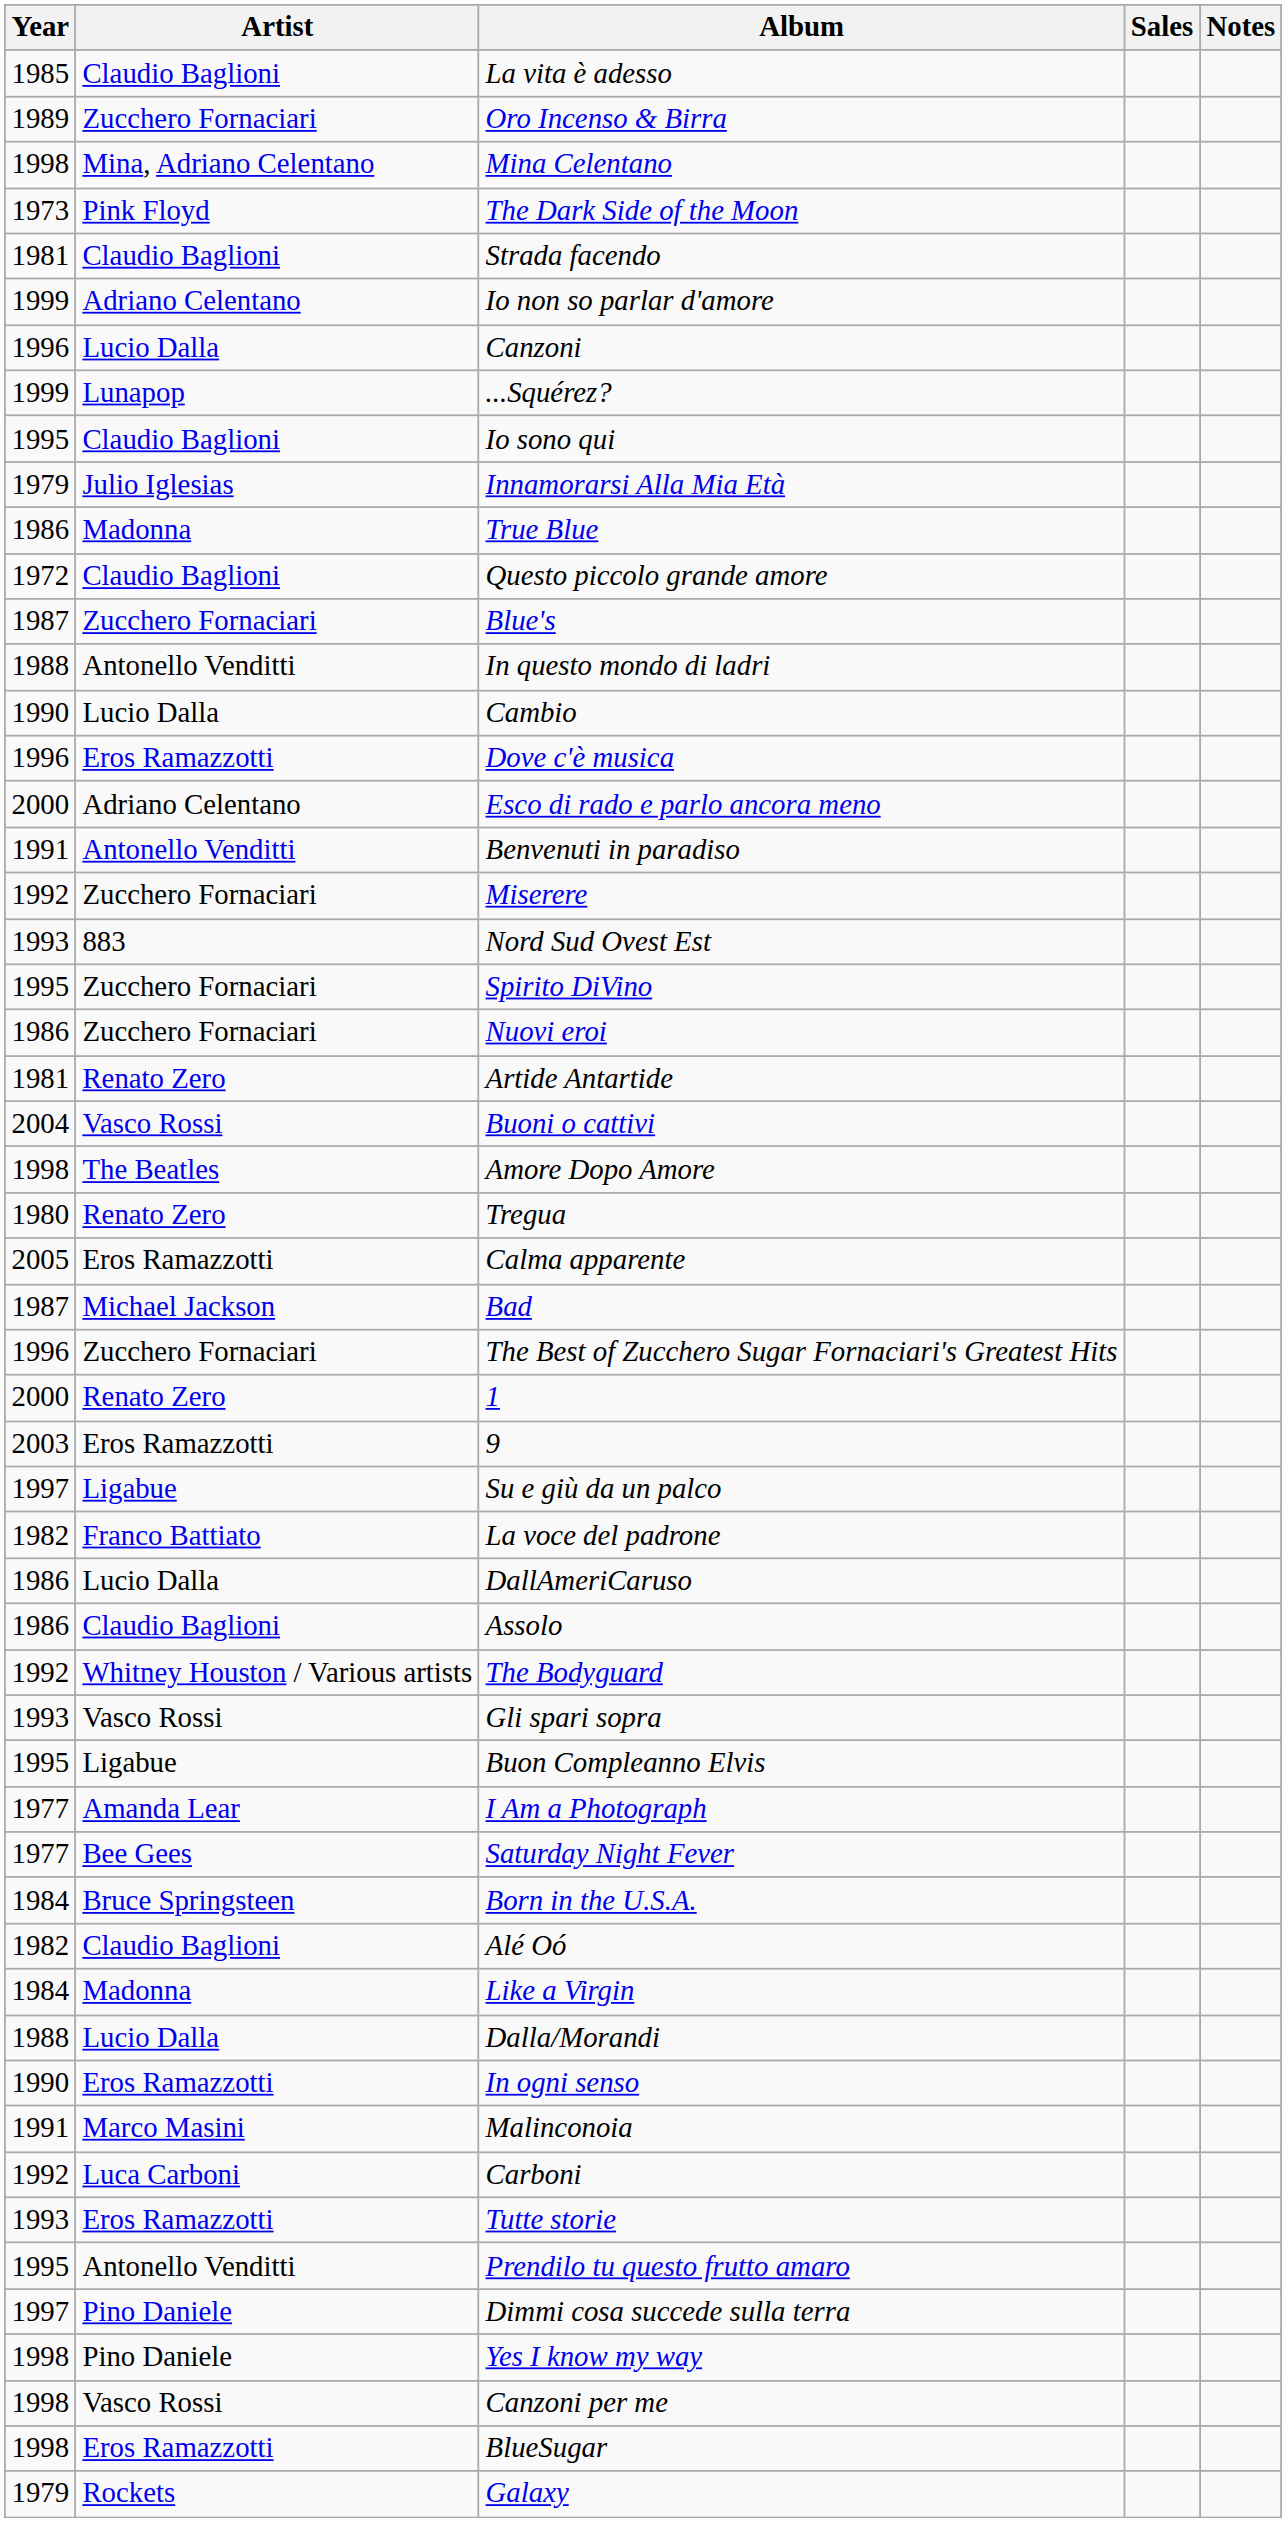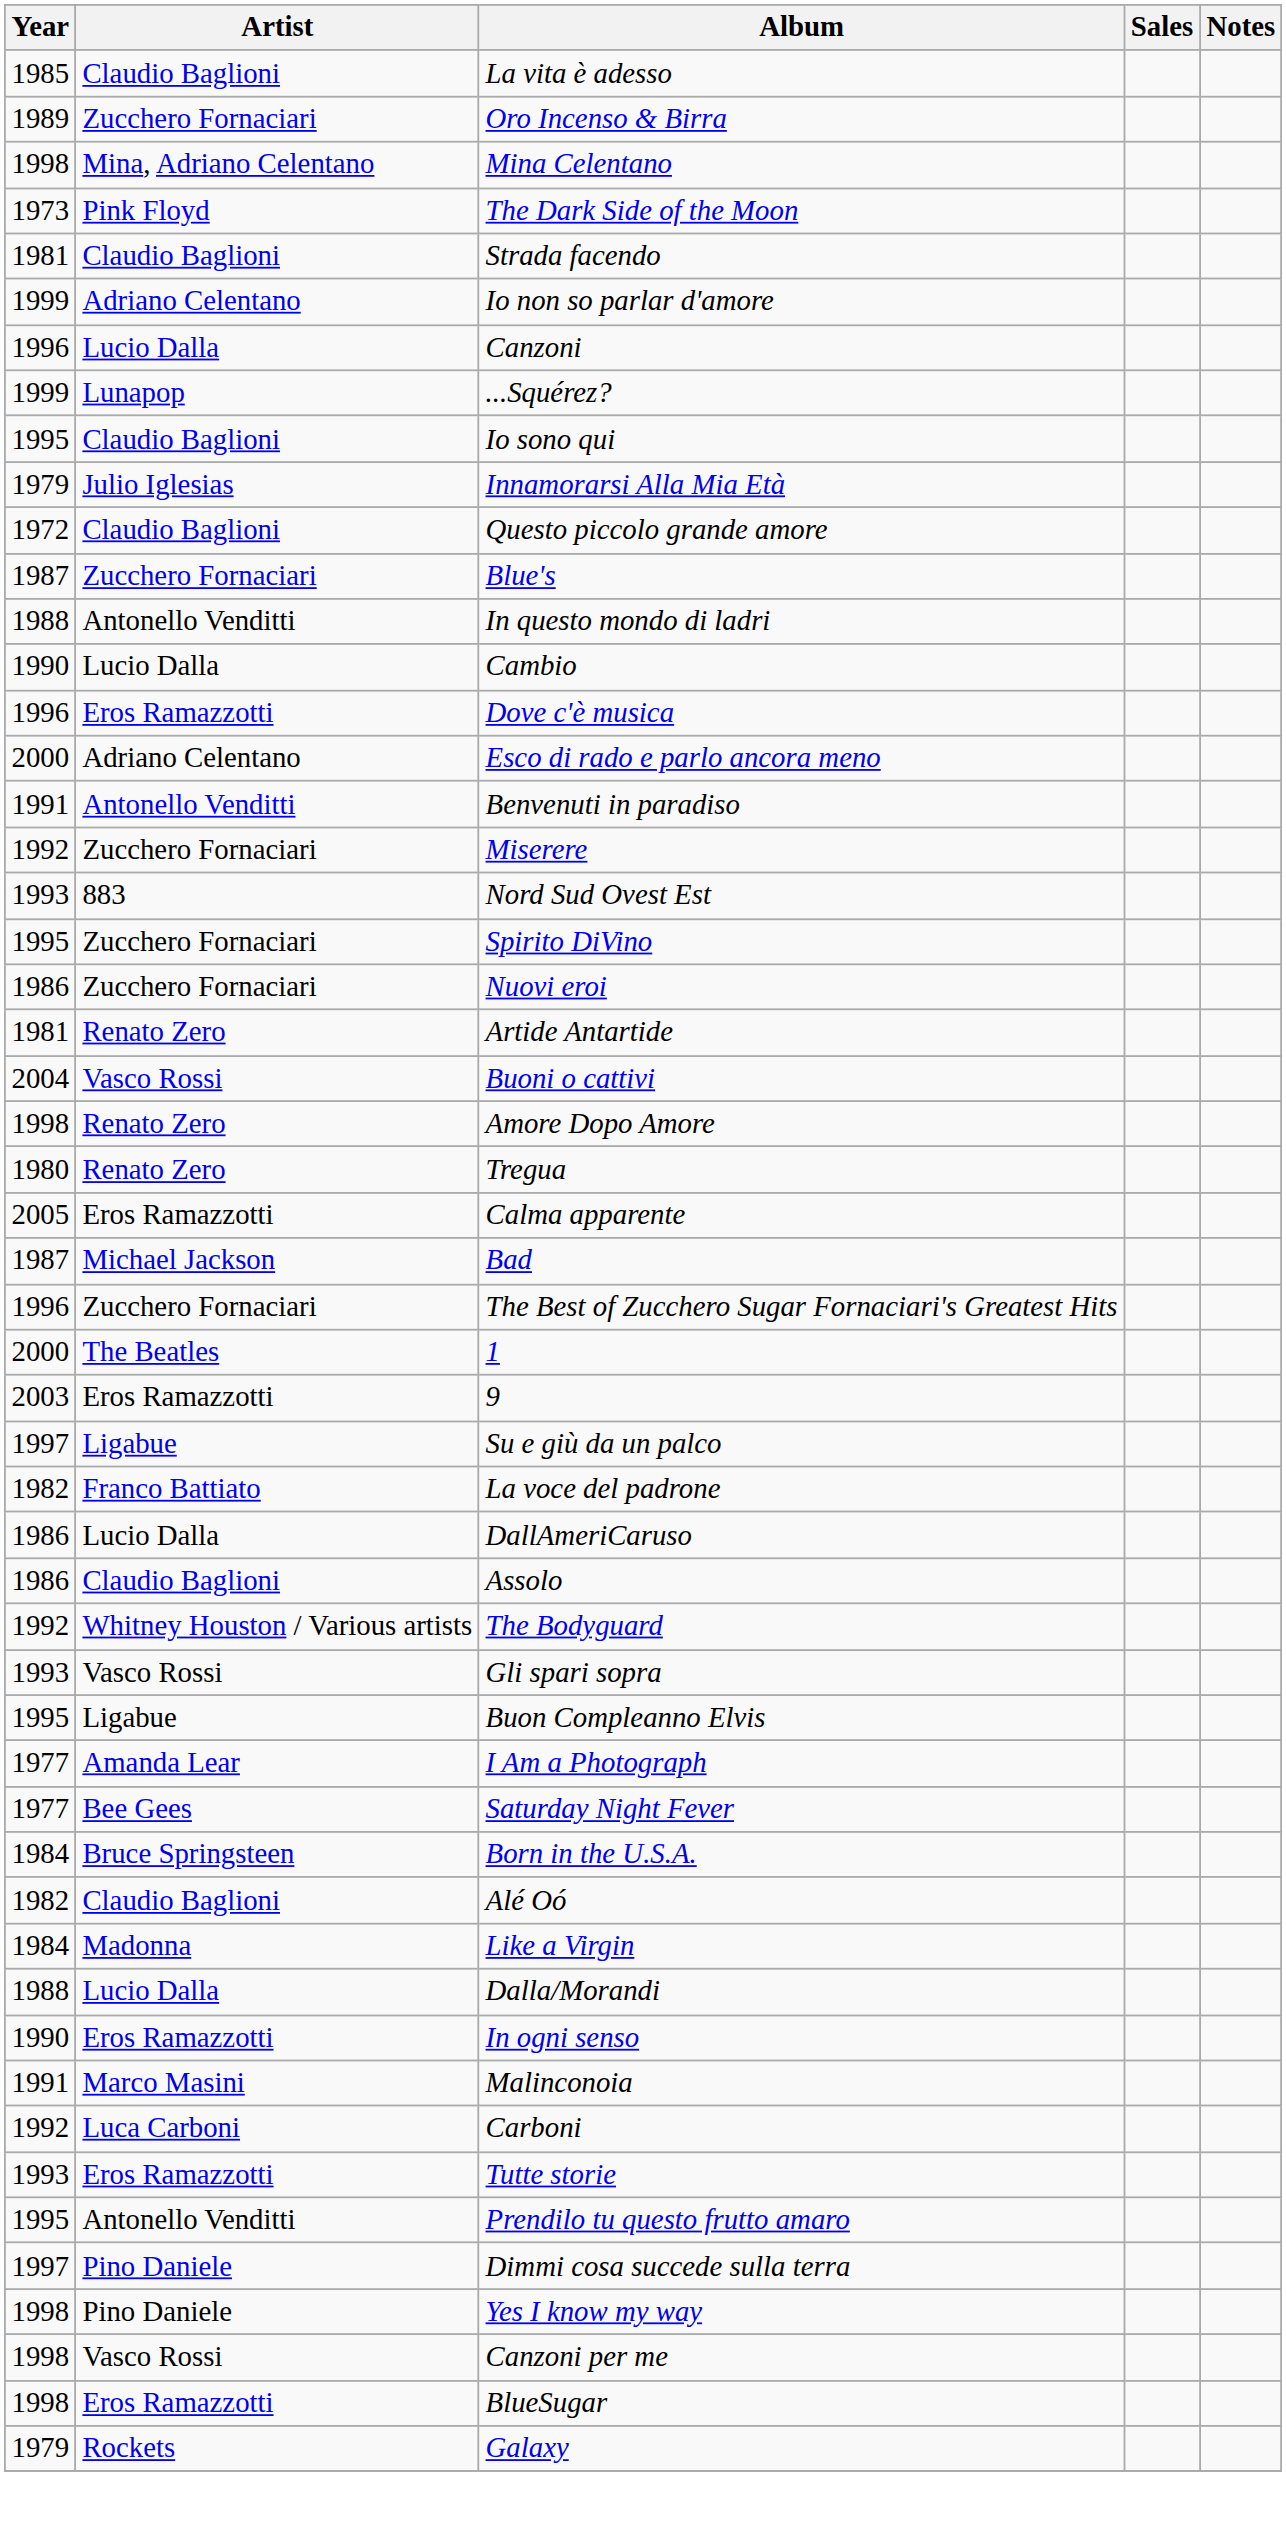- row: (542, 529)
(151, 1169) The Beatles -> (154, 1123) Renato Zero
(154, 1397) Renato Zero -> (151, 1351) The Beatles
